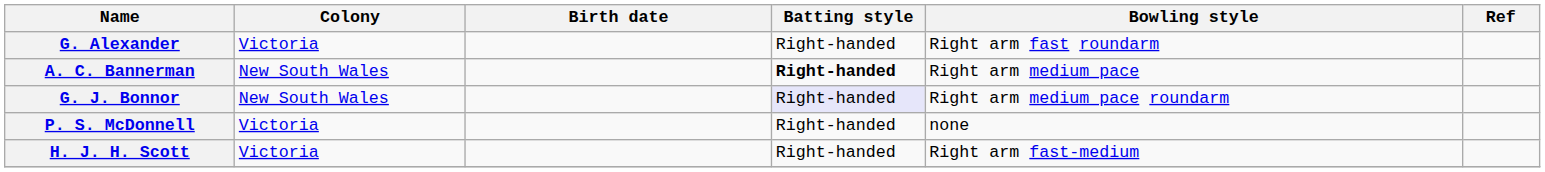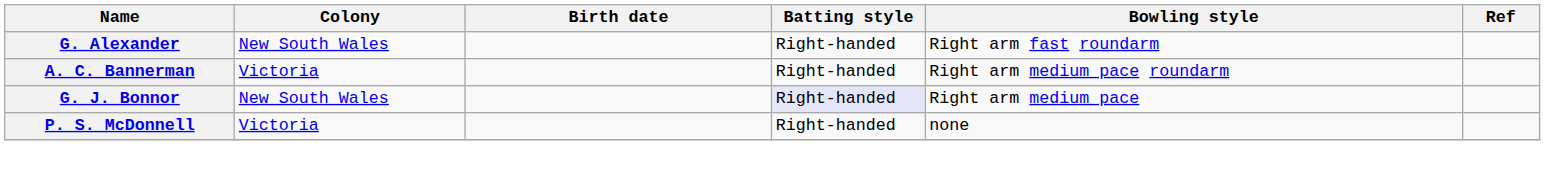(279, 45) Victoria -> (314, 45) New South Wales
(314, 72) New South Wales -> (279, 72) Victoria
(836, 72) bold -> (836, 72) normal
(1034, 72) Right arm medium pace -> (1079, 72) Right arm medium pace roundarm
(1079, 99) Right arm medium pace roundarm -> (1034, 99) Right arm medium pace
- row: (120, 153)
